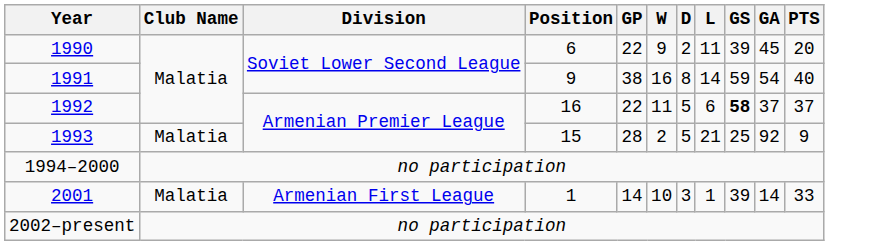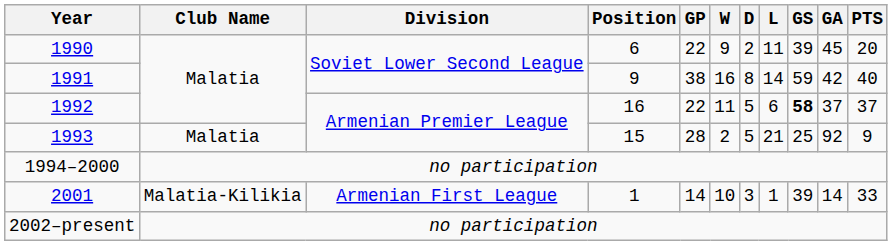(769, 78) 54 -> (832, 78) 42
(191, 196) Malatia -> (223, 196) Malatia-Kilikia
